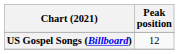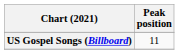(154, 40) 12 -> (154, 40) 11
